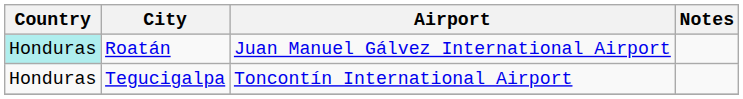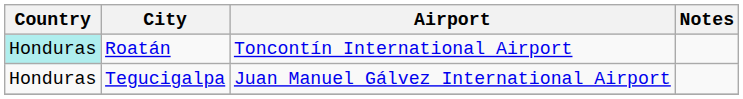(452, 49) Juan Manuel Gálvez International Airport -> (403, 49) Toncontín International Airport
(403, 79) Toncontín International Airport -> (452, 79) Juan Manuel Gálvez International Airport
